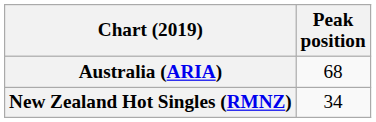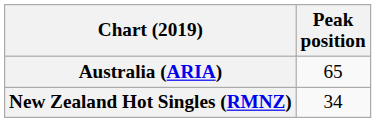(333, 71) 68 -> (333, 71) 65
